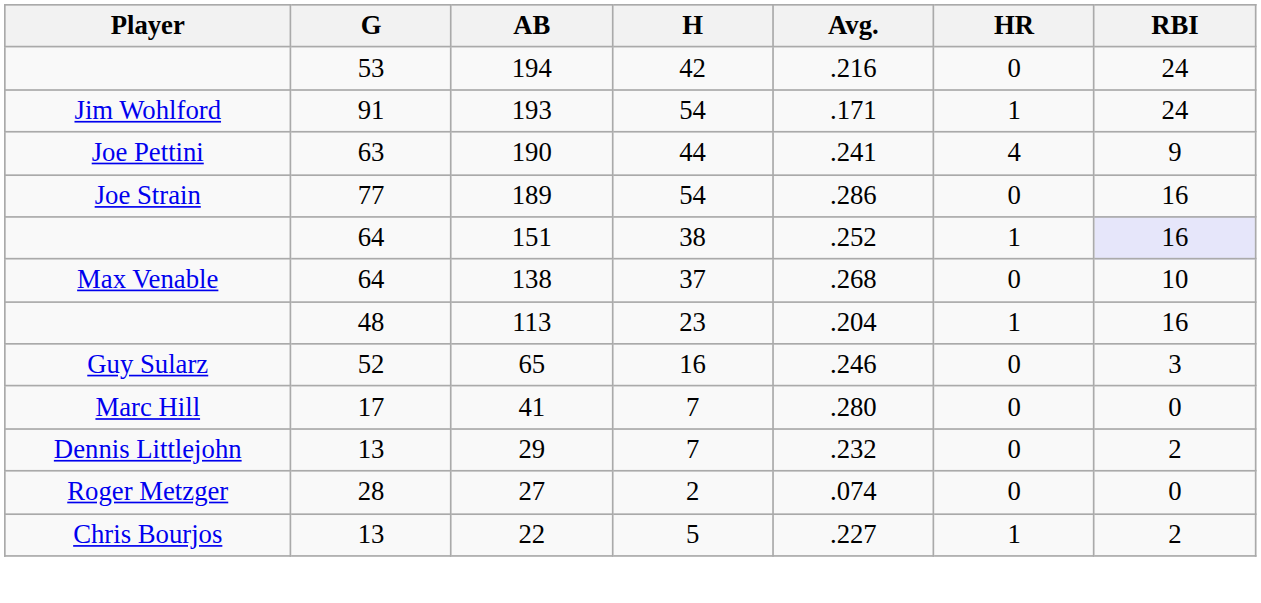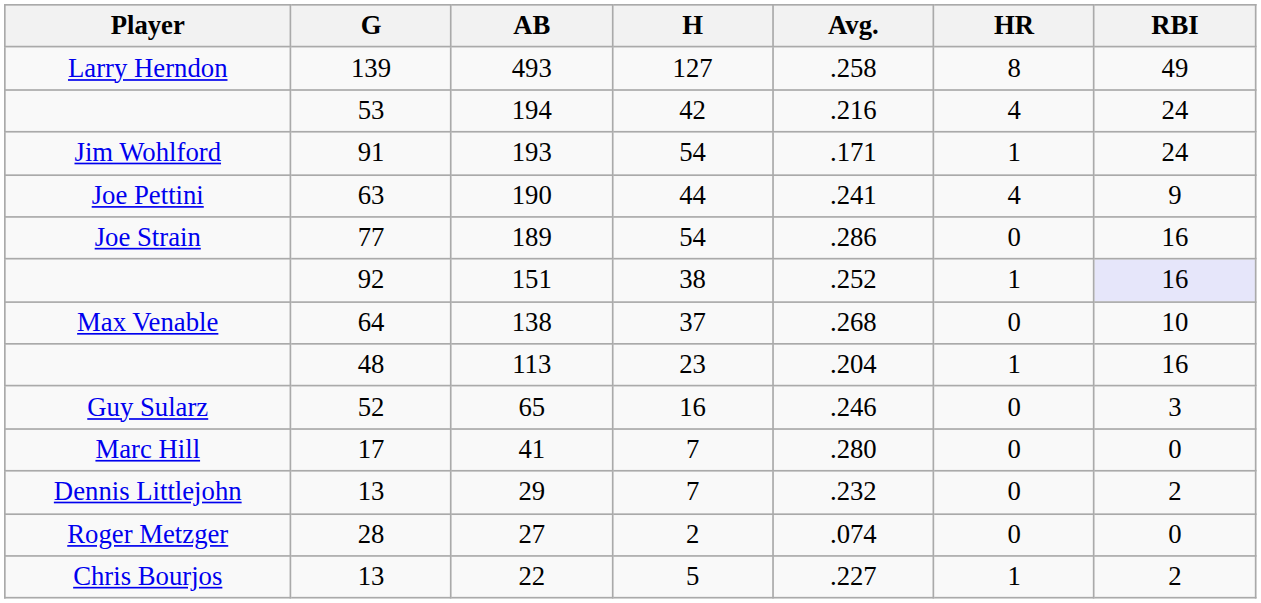+ row: (532, 68)
(1014, 68) 0 -> (1014, 110) 4
(371, 237) 64 -> (371, 279) 92
